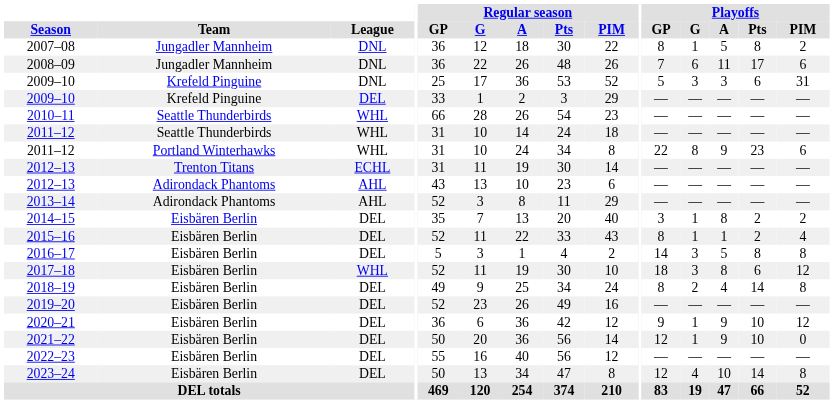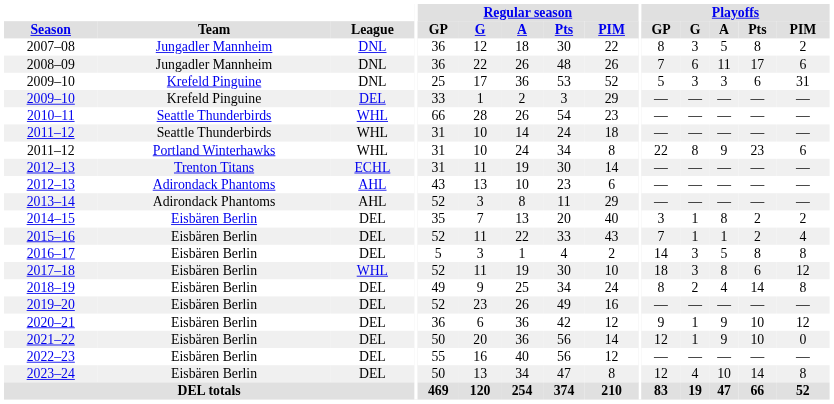(695, 47) 1 -> (695, 47) 3
(661, 236) 8 -> (661, 236) 7
